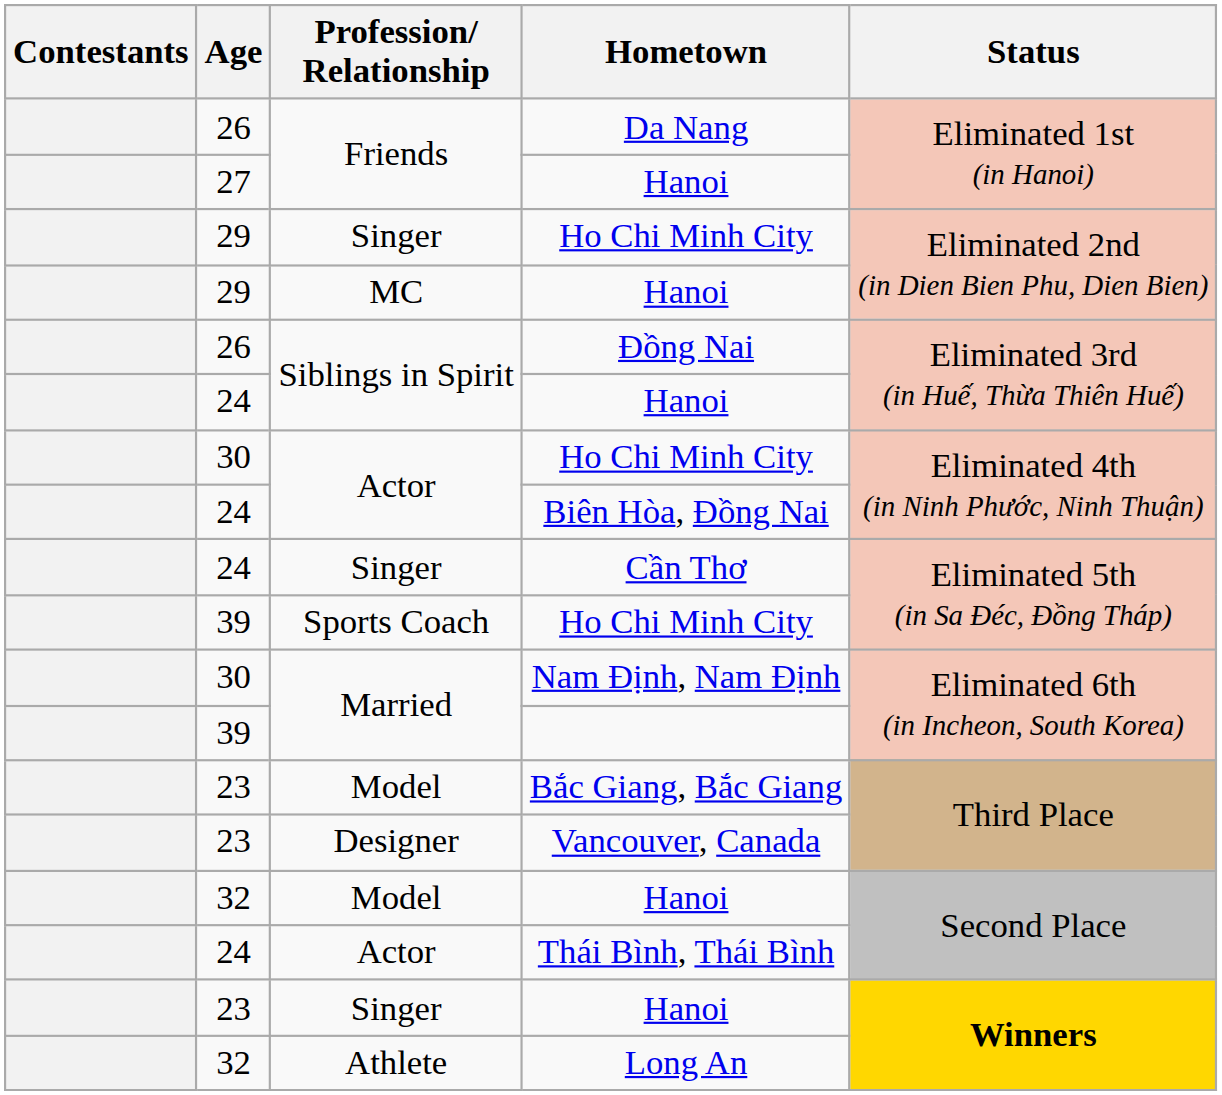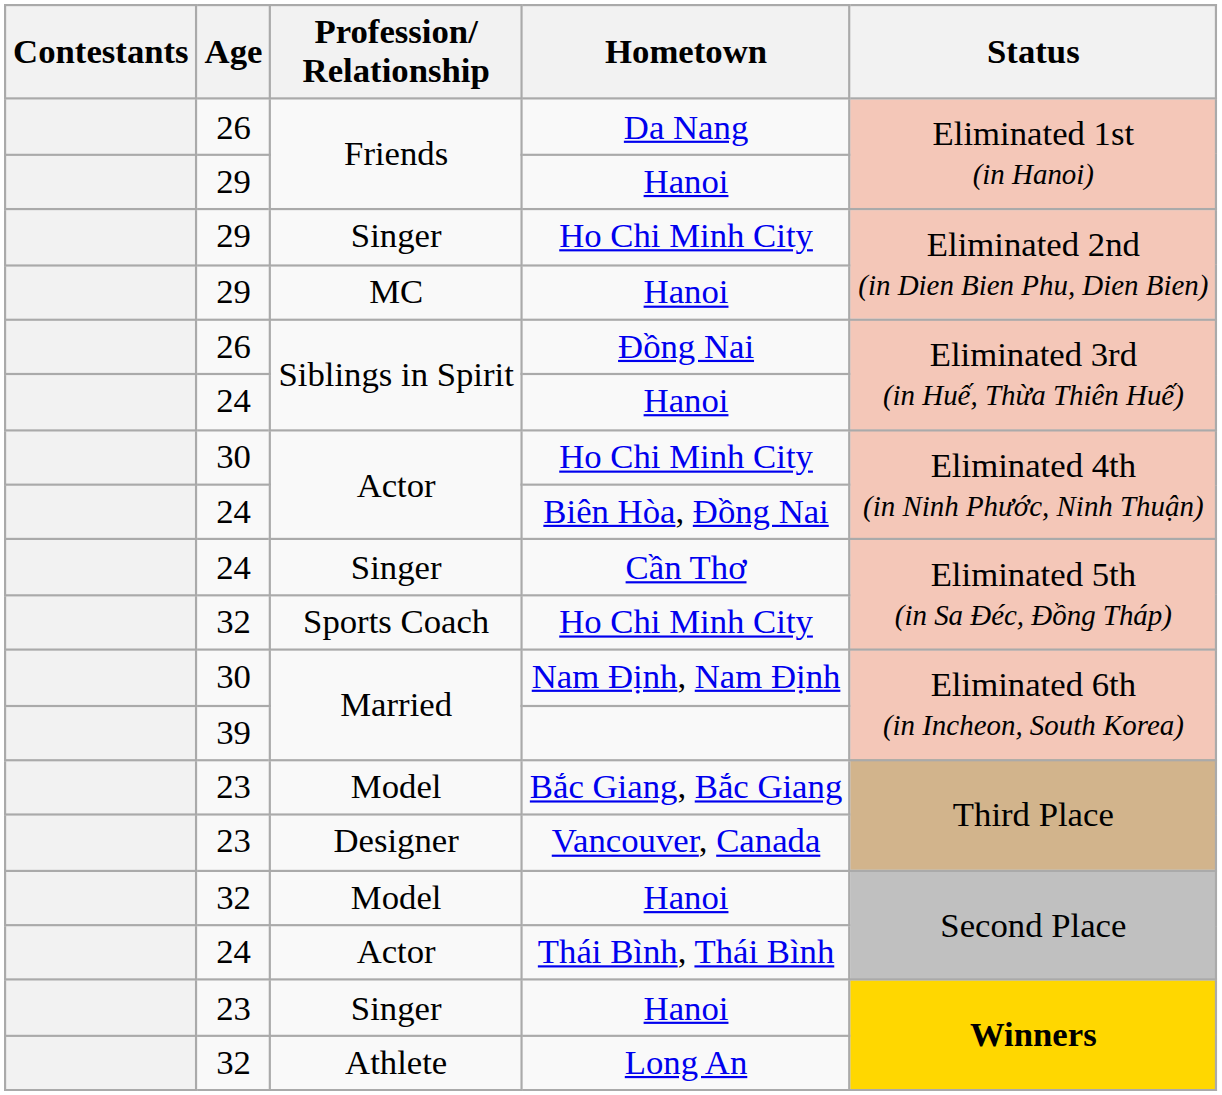(234, 181) 27 -> (234, 181) 29
(234, 621) 39 -> (234, 621) 32
